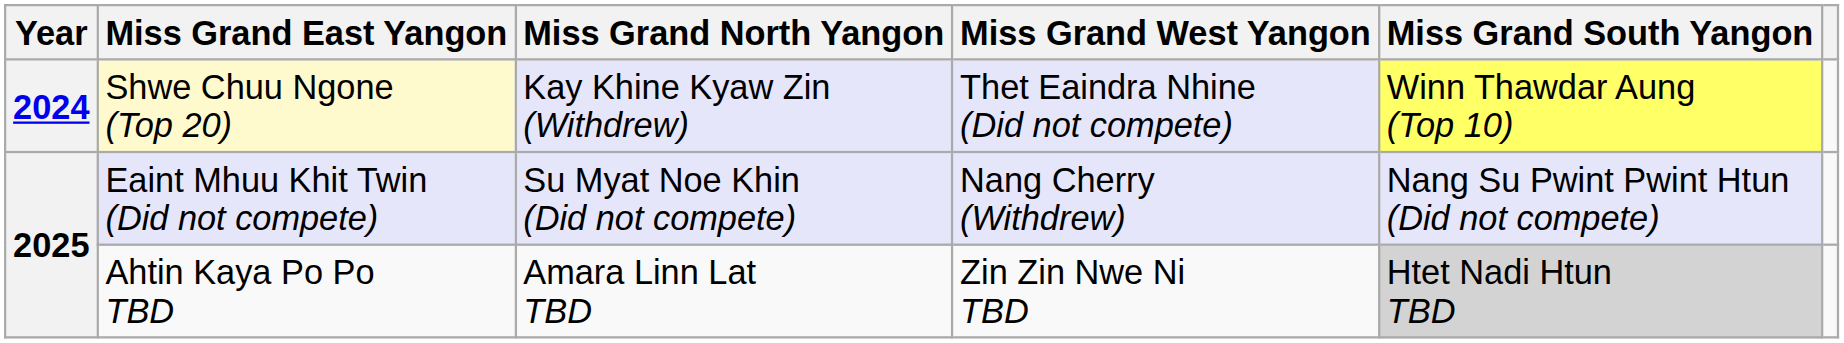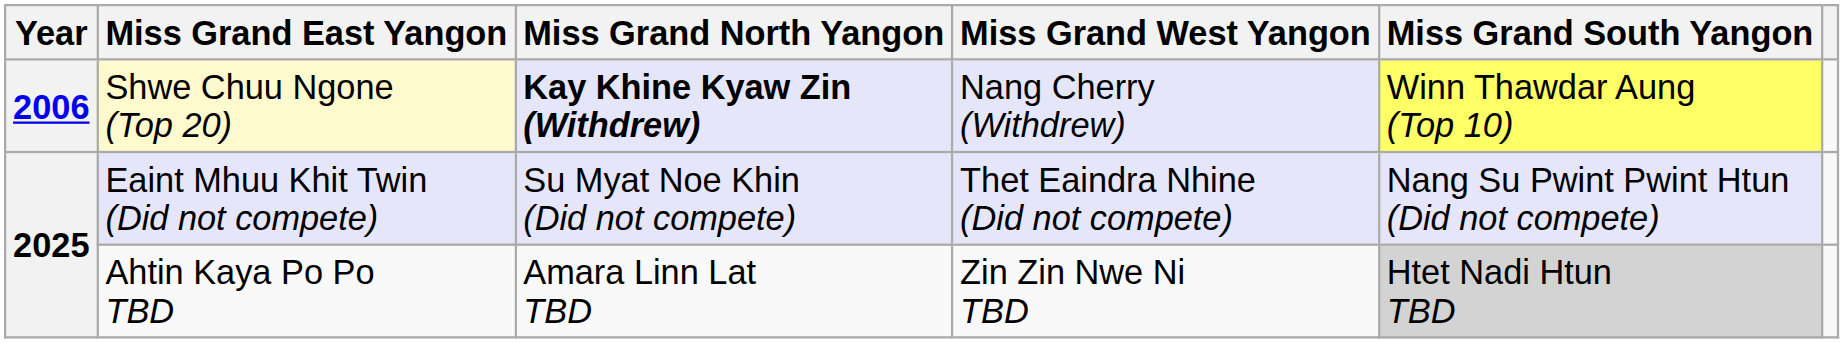(51, 106) 2024 -> (51, 106) 2006
(677, 106) normal -> (687, 106) bold
(1108, 106) Thet Eaindra Nhine (Did not compete) -> (1057, 106) Nang Cherry (Withdrew)
(1057, 199) Nang Cherry (Withdrew) -> (1108, 199) Thet Eaindra Nhine (Did not compete)
